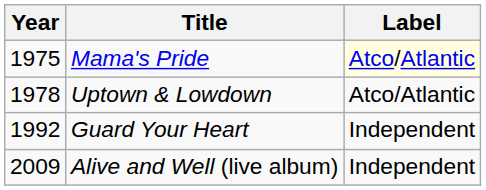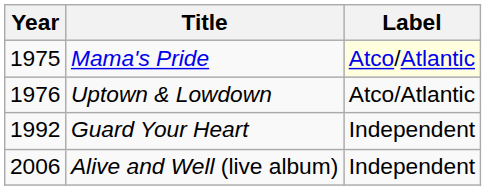(35, 94) 1978 -> (35, 94) 1976
(35, 166) 2009 -> (35, 166) 2006
